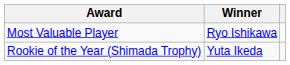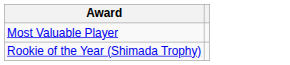- column: (242, 13)
